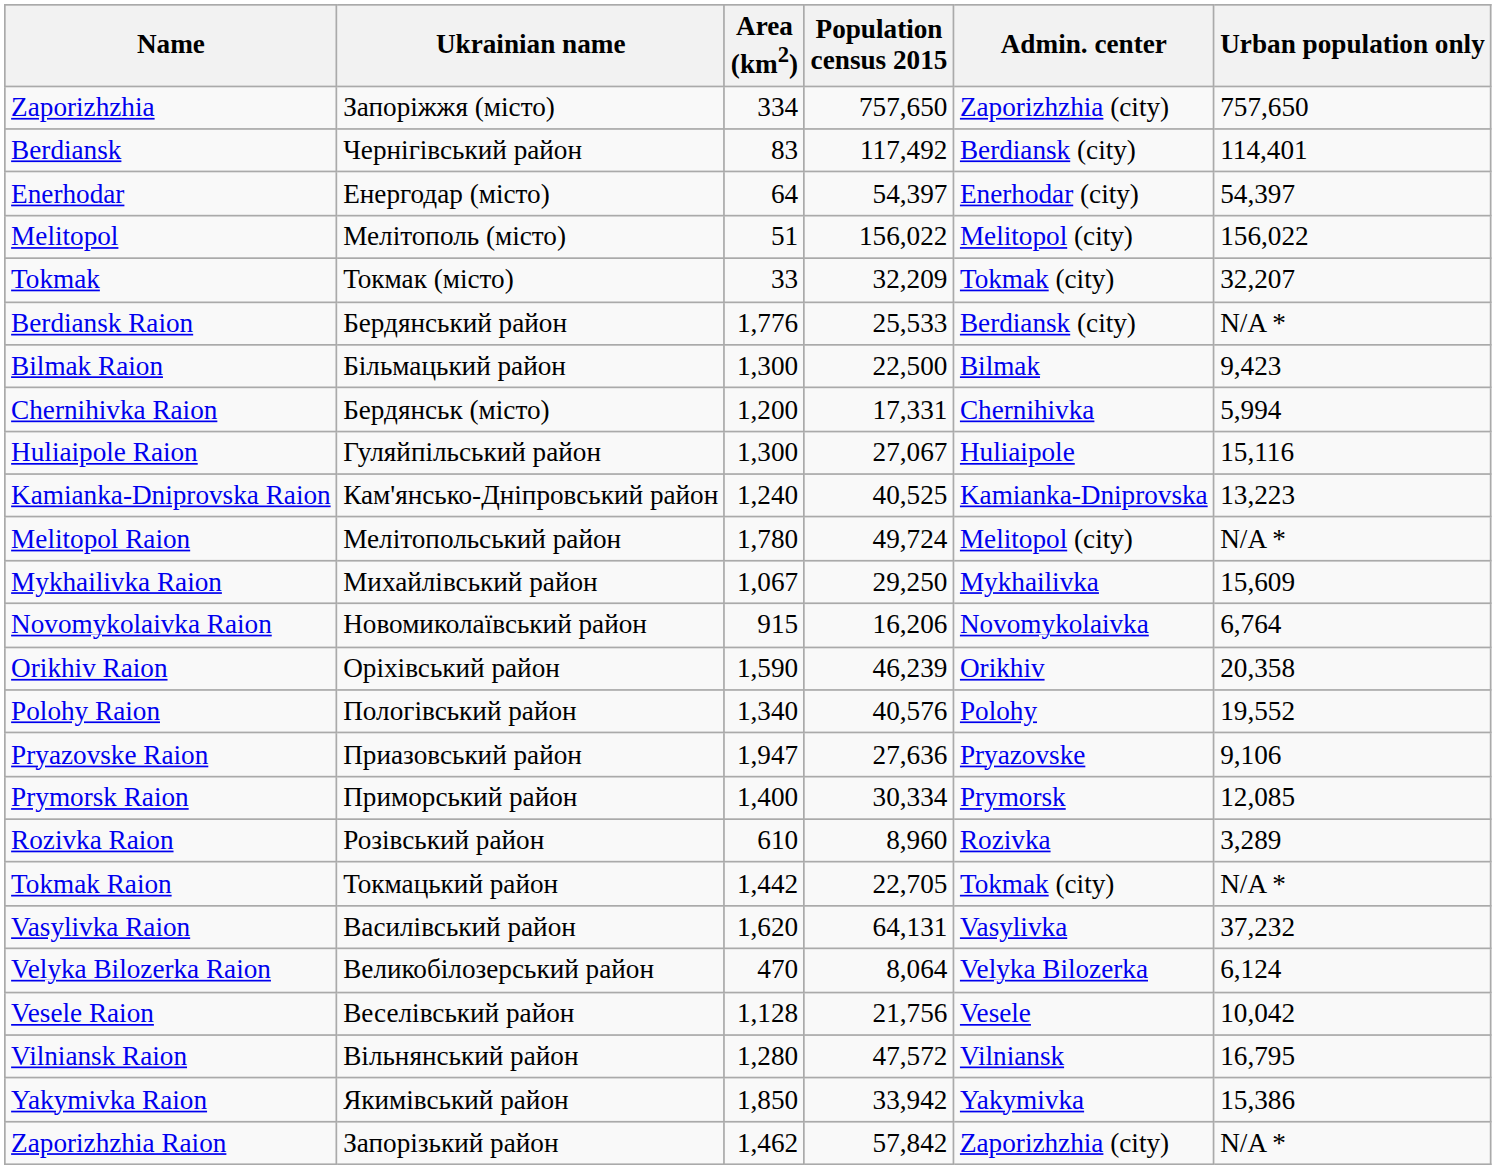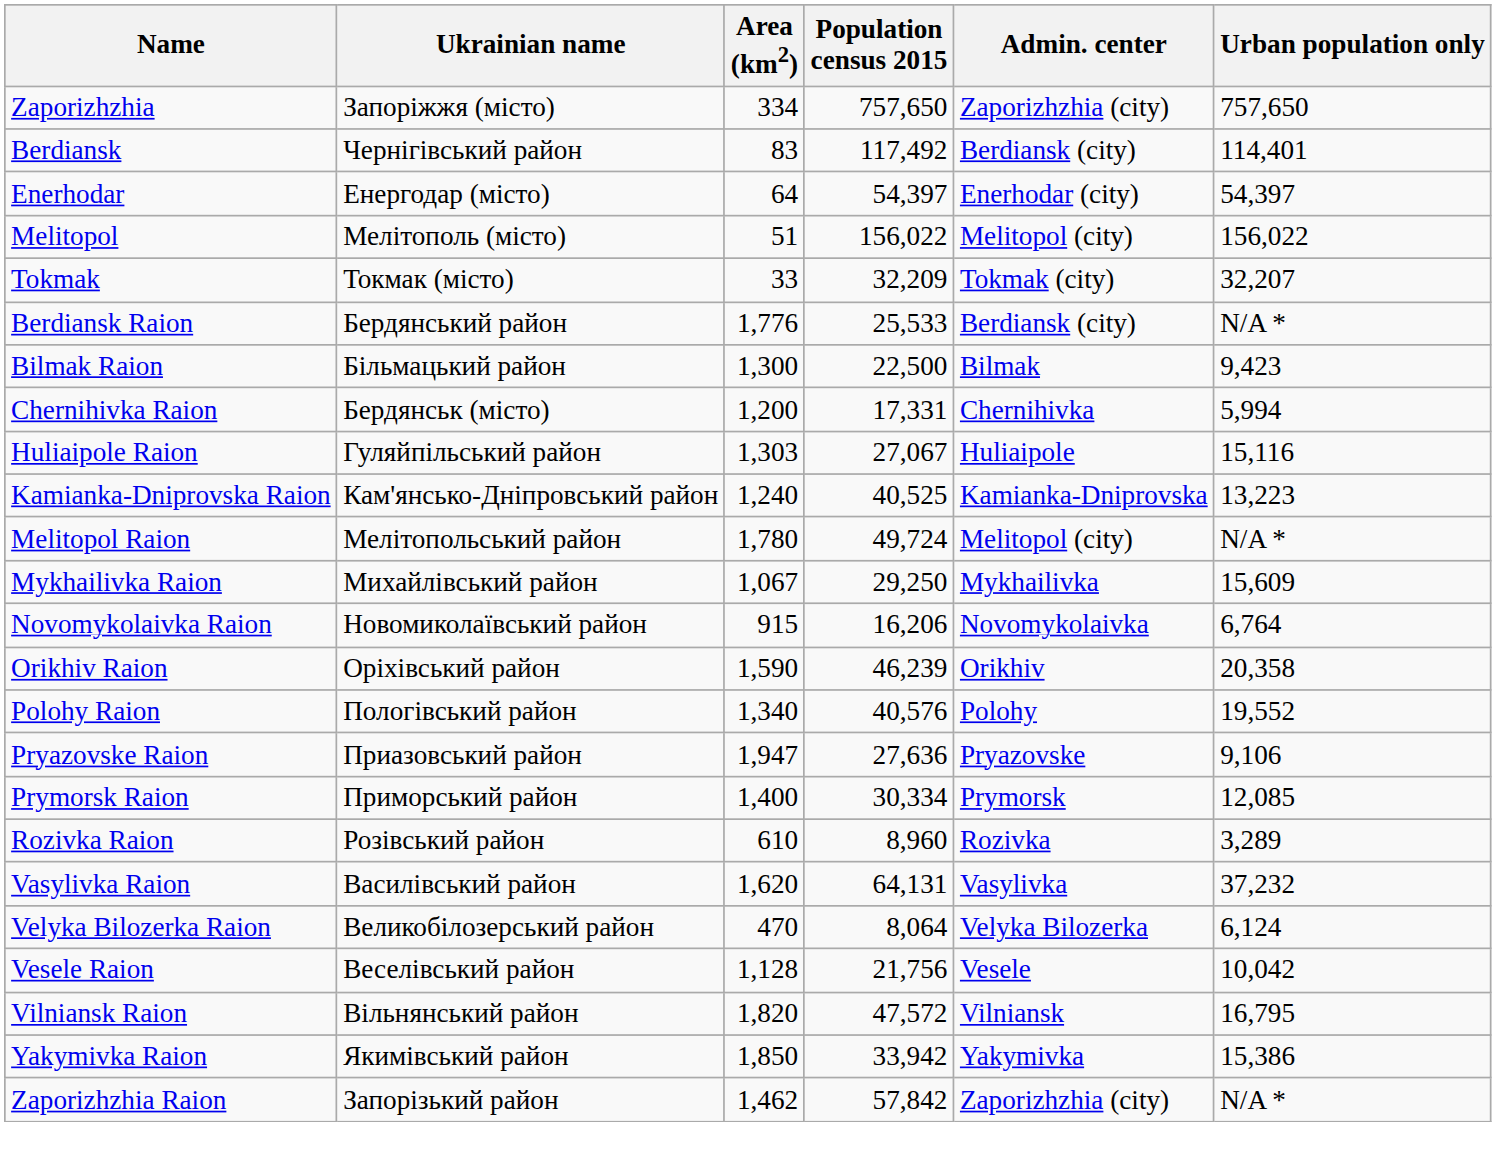(767, 452) 1,300 -> (767, 452) 1,303
- row: (91, 883)
(767, 1056) 1,280 -> (767, 1013) 1,820
